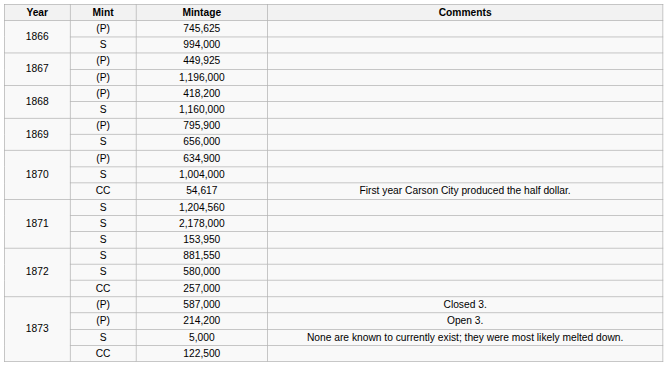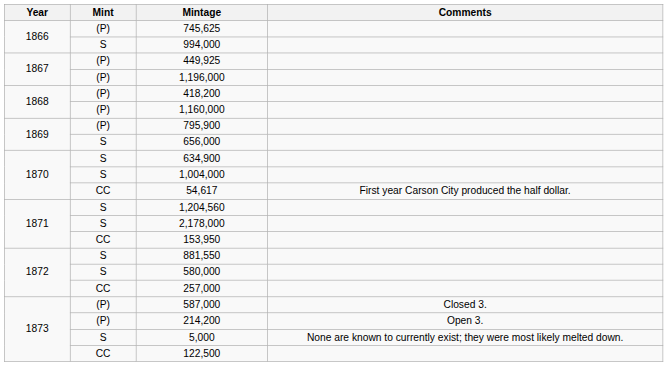(103, 110) S -> (103, 110) (P)
(103, 158) (P) -> (103, 158) S
(103, 239) S -> (103, 239) CC
